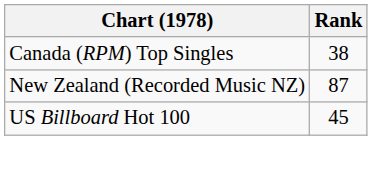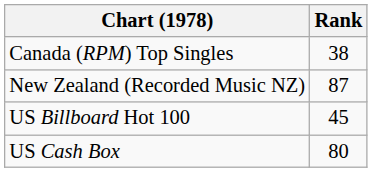+ row: (65, 150)
